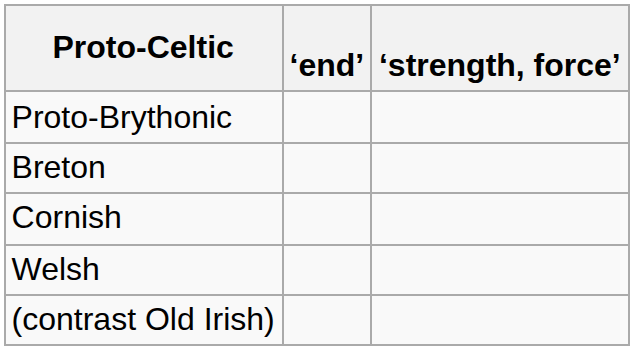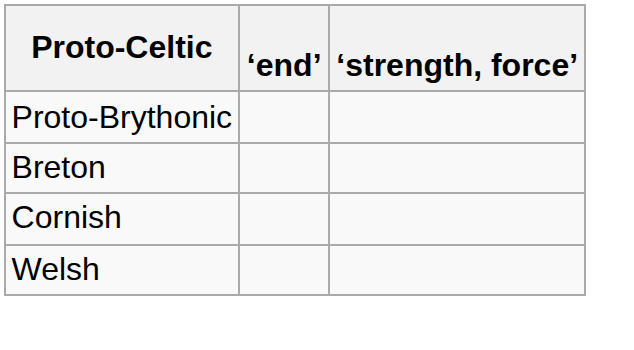- row: (143, 319)
